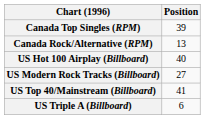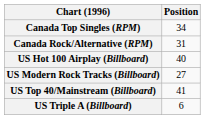(181, 28) 39 -> (181, 28) 34
(181, 43) 13 -> (181, 43) 31
